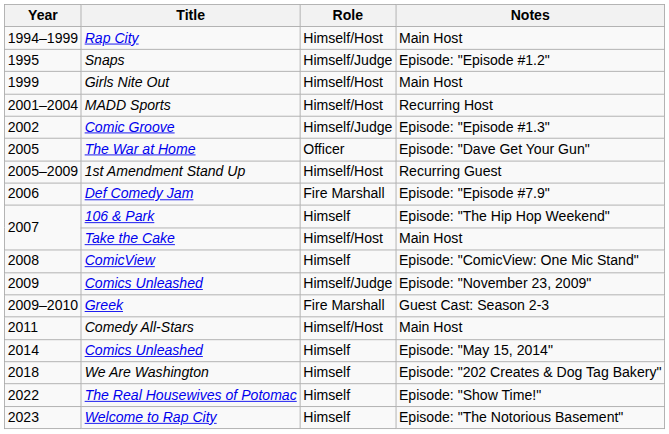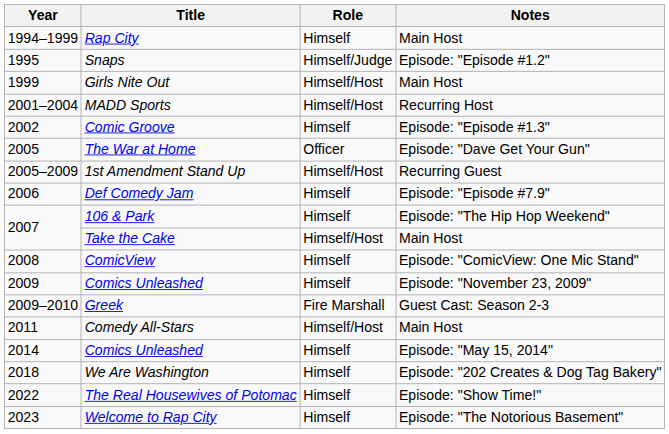(343, 37) Himself/Host -> (327, 37) Himself
(348, 127) Himself/Judge -> (327, 127) Himself
(344, 194) Fire Marshall -> (327, 194) Himself
(348, 283) Himself/Judge -> (327, 283) Himself
